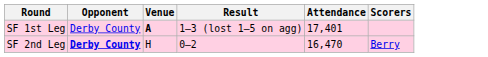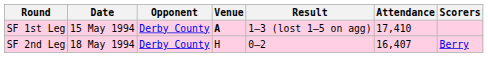+ column: (102, 12)
(325, 28) 17,401 -> (394, 28) 17,410
(105, 44) bold -> (174, 44) normal
(325, 44) 16,470 -> (394, 44) 16,407
